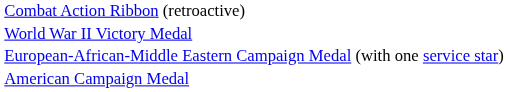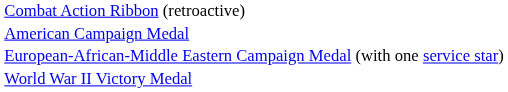rows swapped: (97, 79) <-> (98, 33)
